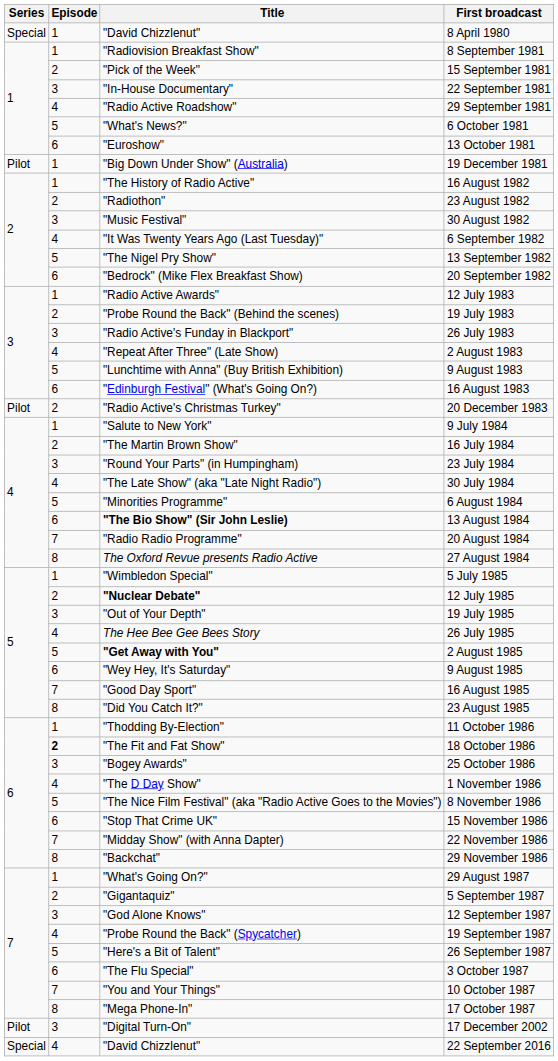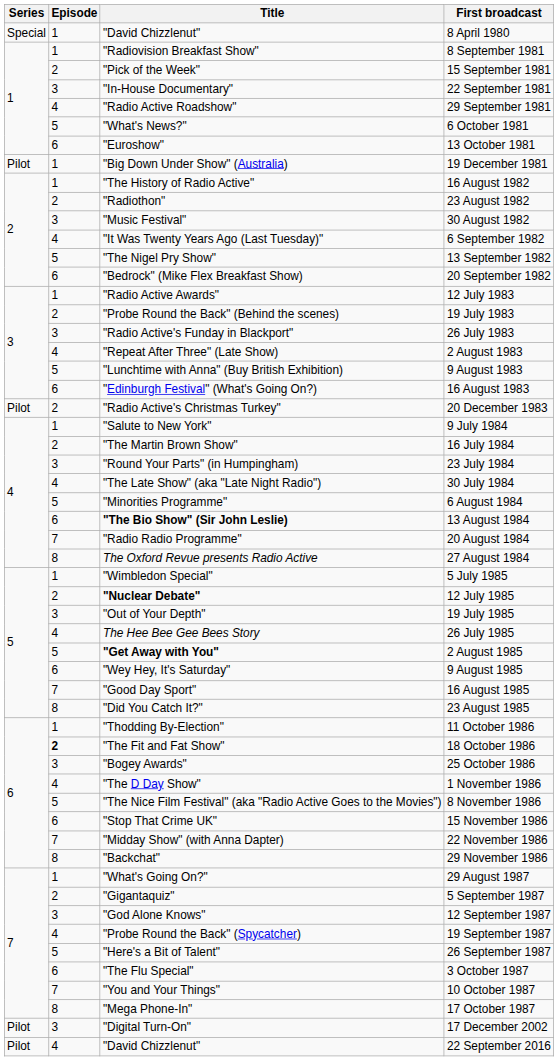(27, 1046) Special -> (19, 1046) Pilot
